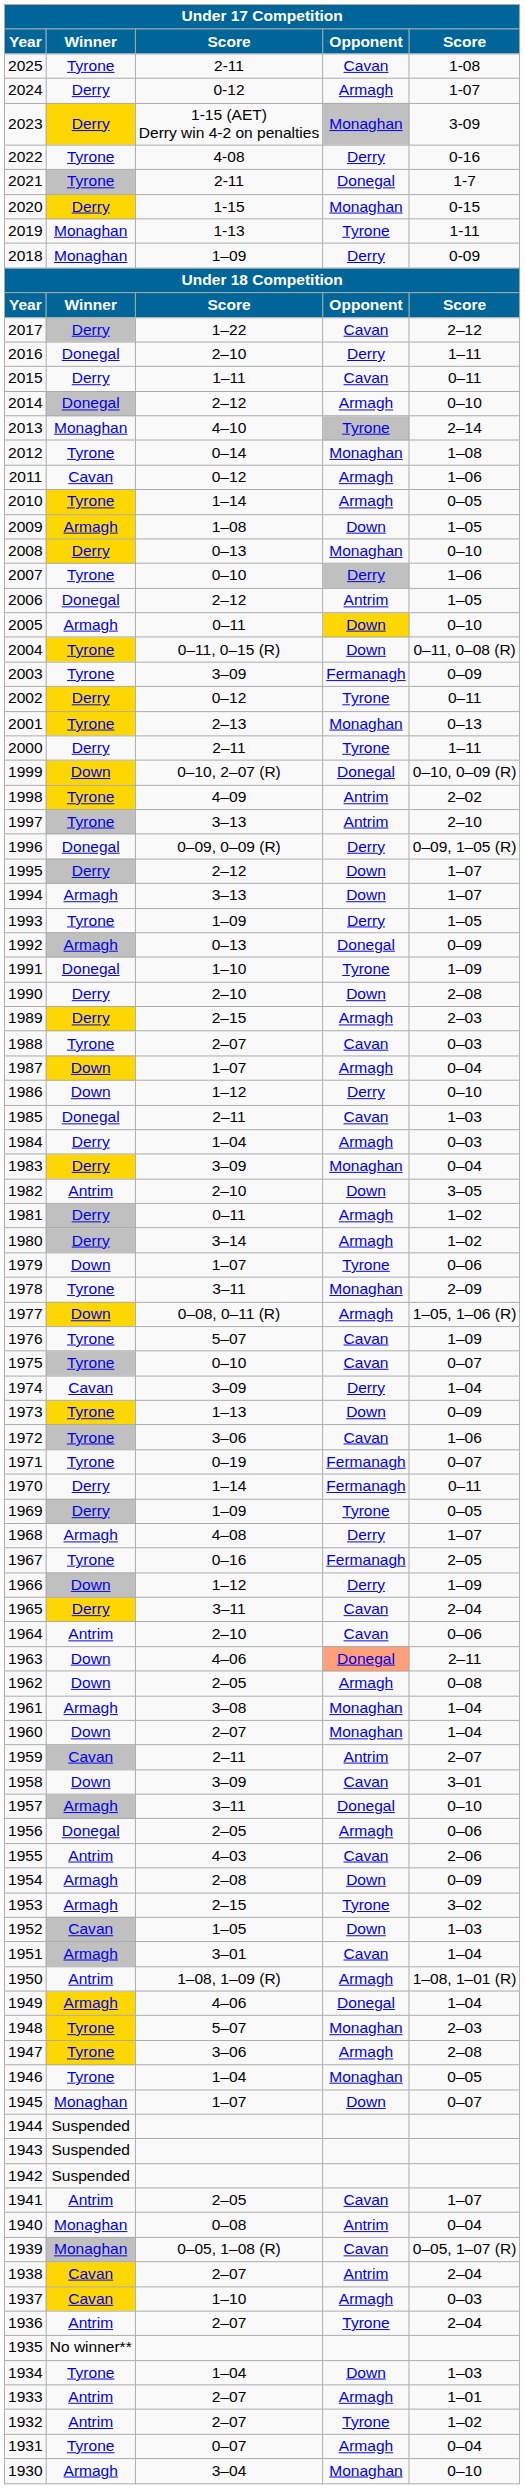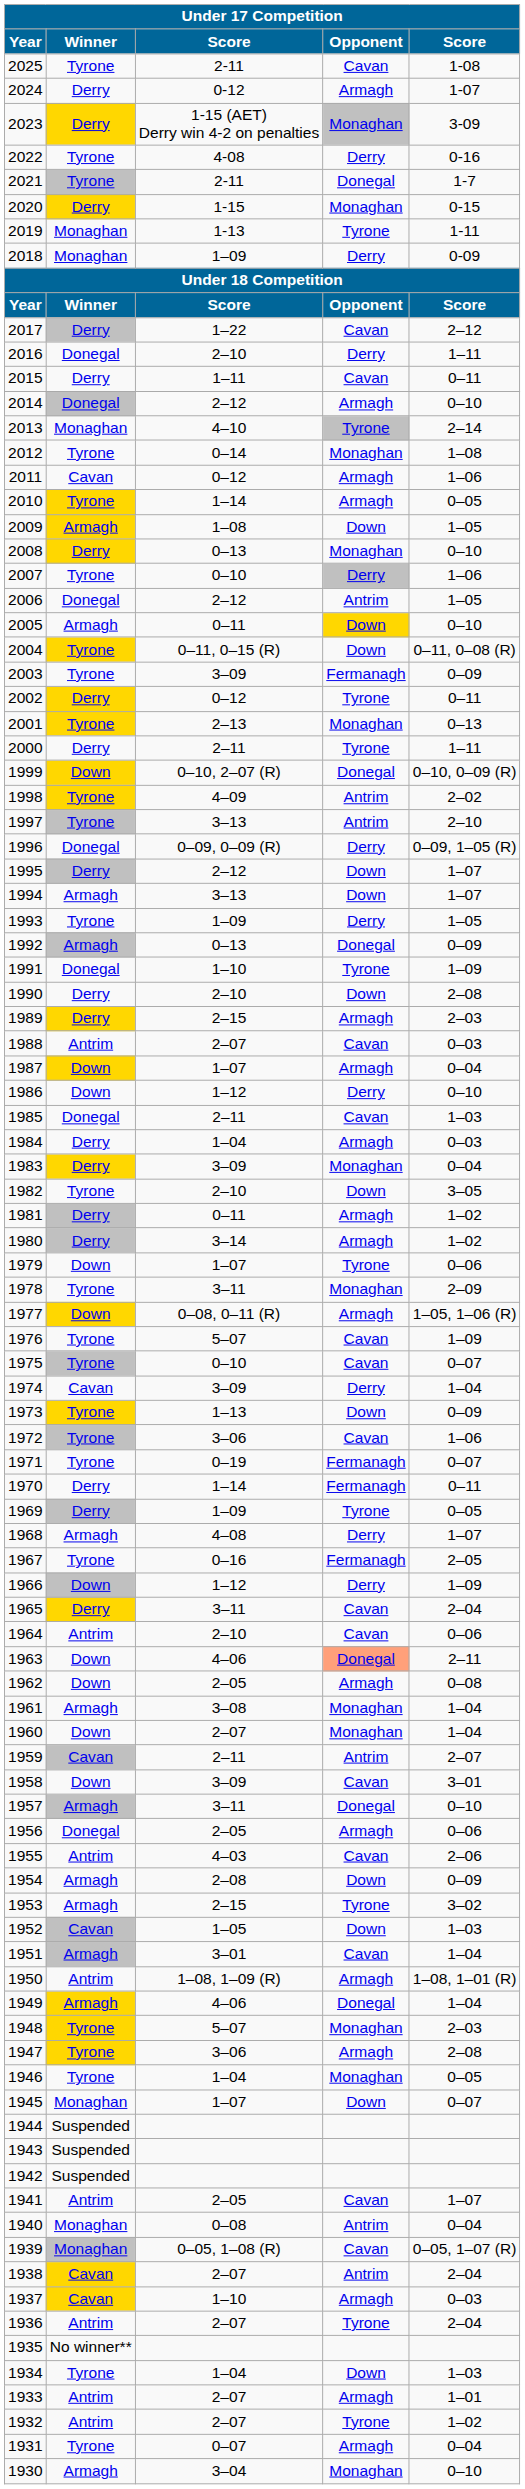(91, 1043) Tyrone -> (91, 1043) Antrim
(91, 1191) Antrim -> (91, 1191) Tyrone
